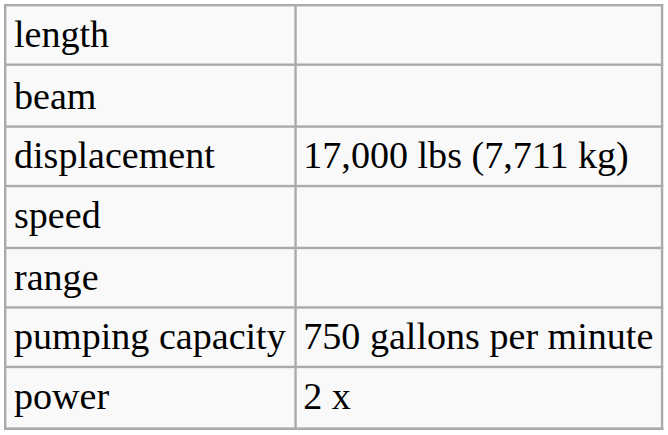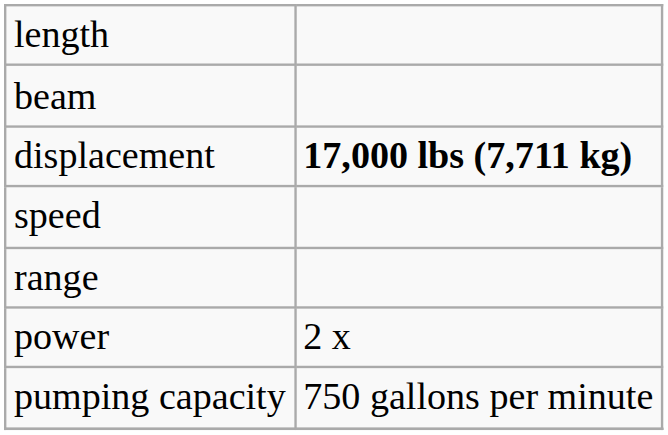(466, 155) normal -> (468, 155) bold
rows swapped: (62, 397) <-> (150, 336)
